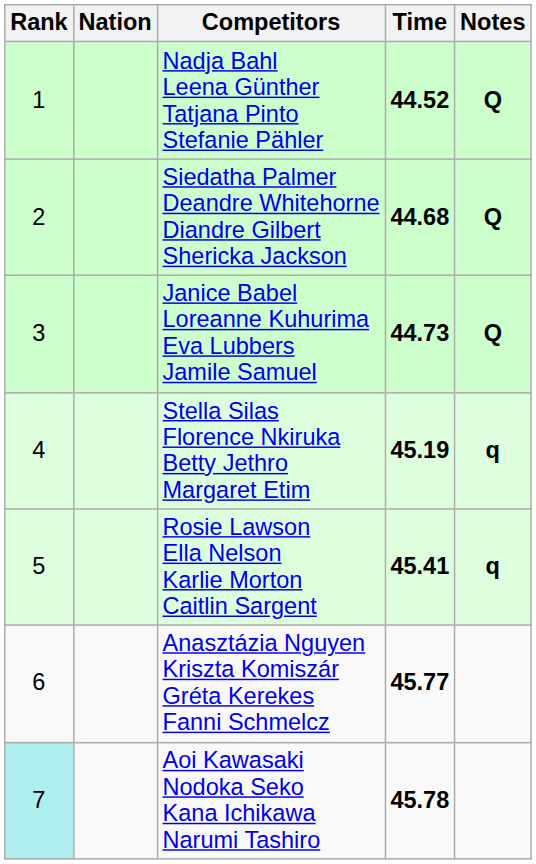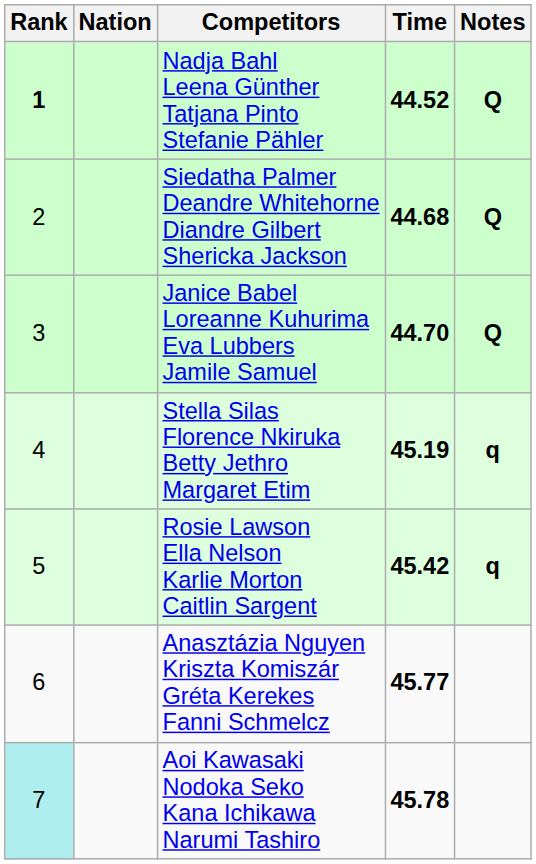(39, 100) normal -> (39, 100) bold
(420, 333) 44.73 -> (420, 333) 44.70
(420, 566) 45.41 -> (420, 566) 45.42
